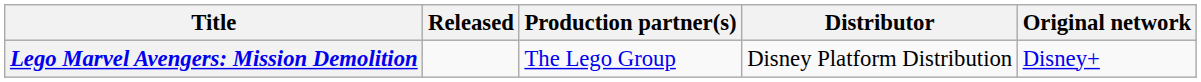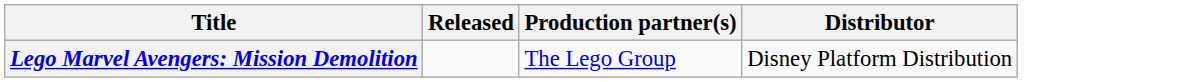- column: (1107, 22)
